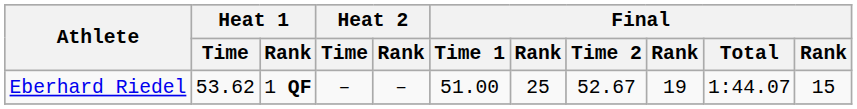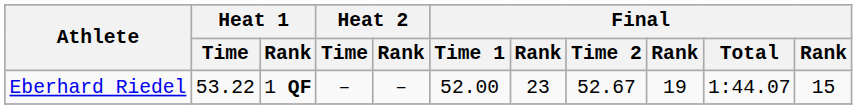(225, 87) 53.62 -> (225, 87) 53.22
(470, 87) 51.00 -> (470, 87) 52.00
(538, 87) 25 -> (538, 87) 23
